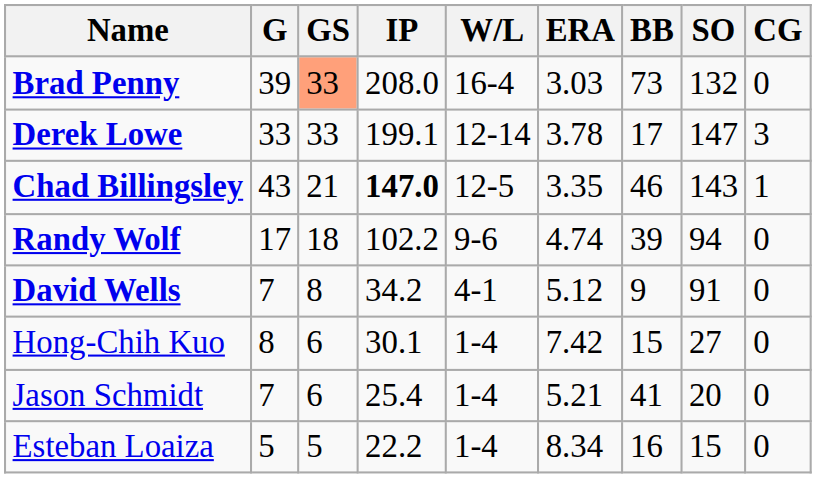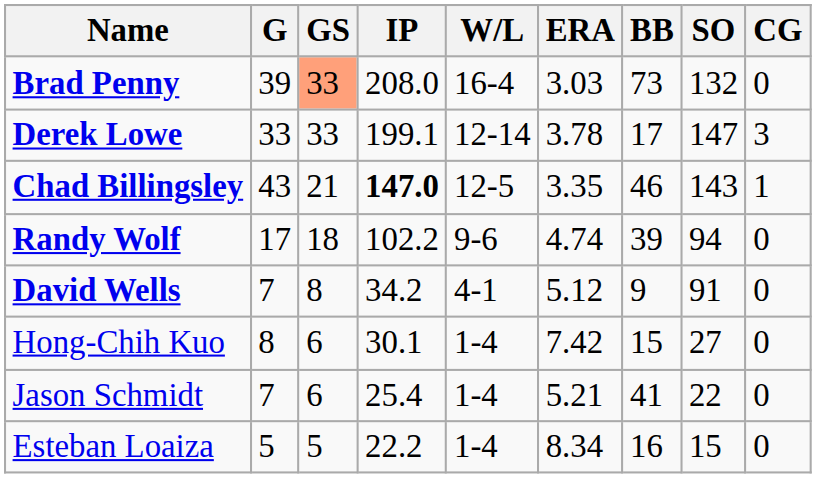(705, 394) 20 -> (705, 394) 22
